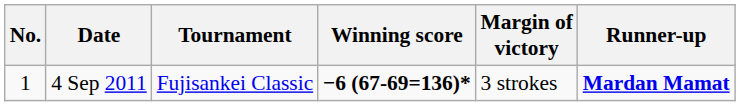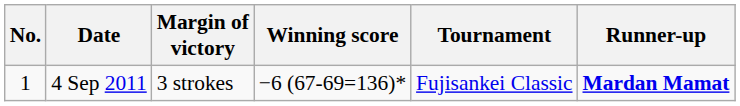columns swapped: (235, 35) <-> (527, 35)
(397, 83) bold -> (332, 83) normal
